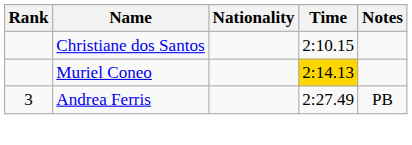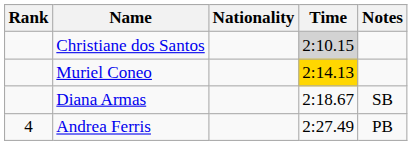(328, 45) no background -> (328, 45) lightgrey background
+ row: (101, 99)
(28, 99) 3 -> (28, 126) 4
